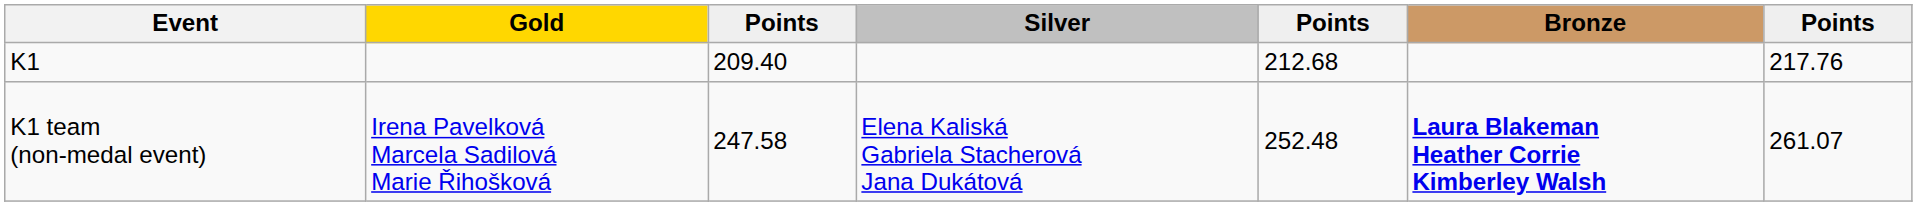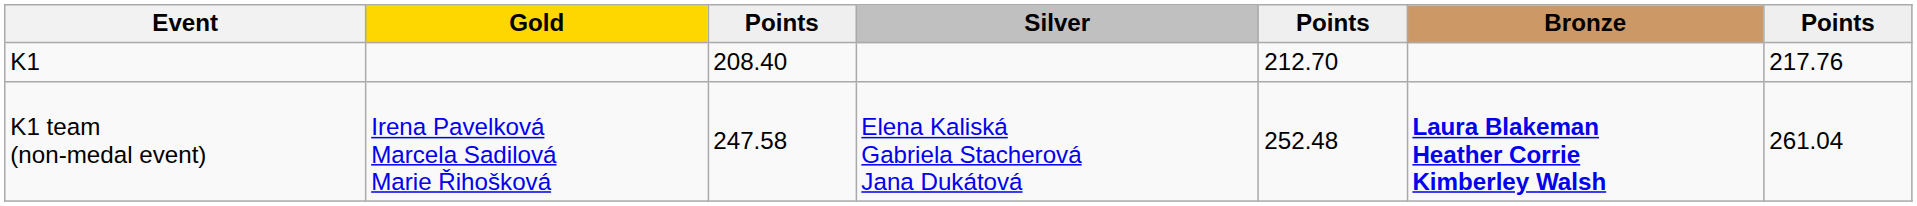(750, 61) 209.40 -> (750, 61) 208.40
(1301, 61) 212.68 -> (1301, 61) 212.70
(1806, 141) 261.07 -> (1806, 141) 261.04
